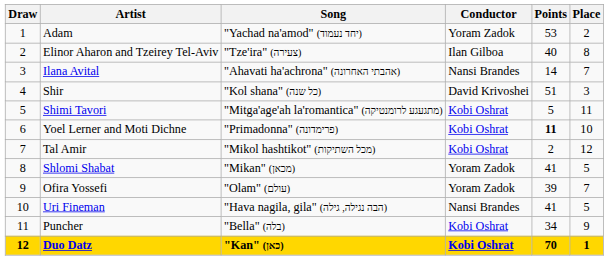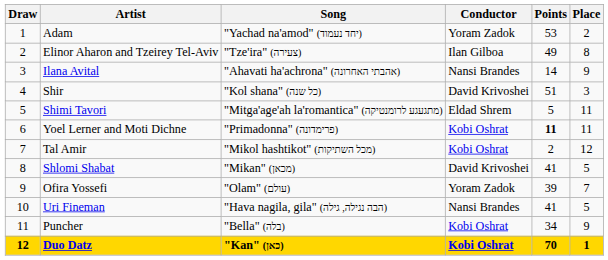(551, 52) 40 -> (551, 52) 49
(586, 71) 7 -> (586, 71) 9
(478, 110) Kobi Oshrat -> (480, 110) Eldad Shrem
(586, 129) 10 -> (586, 129) 11
(482, 168) Yoram Zadok -> (489, 168) David Krivoshei
